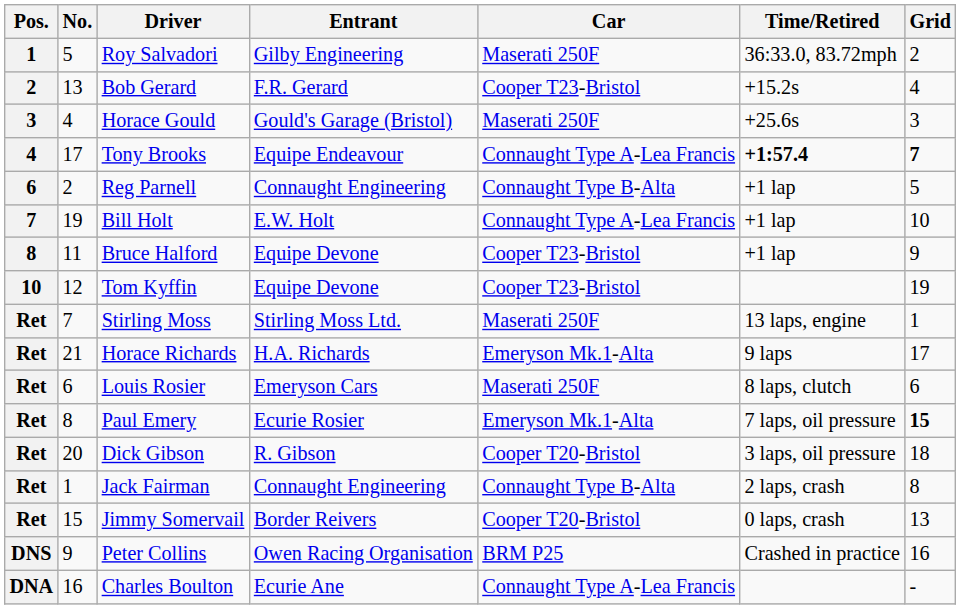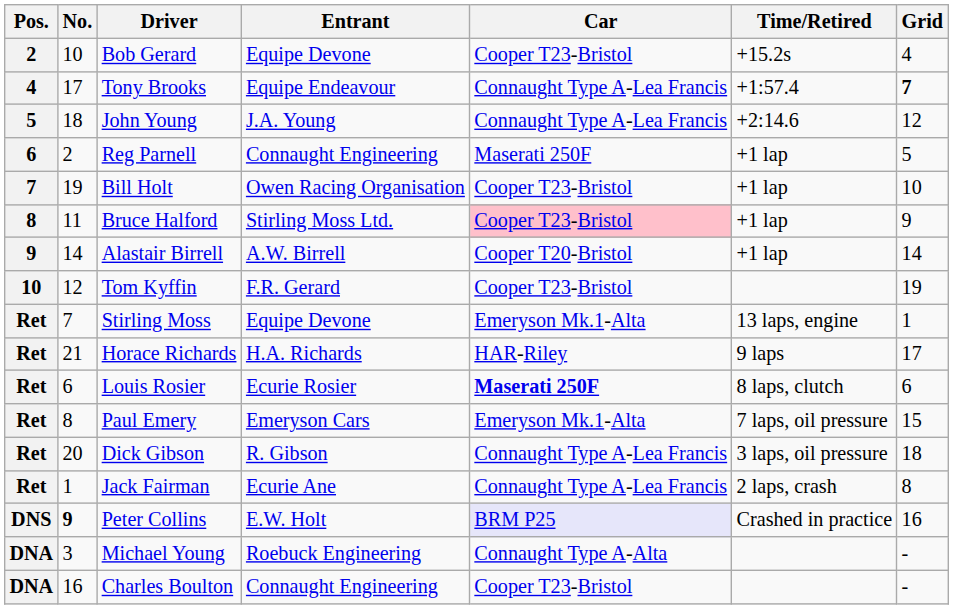- row: (160, 54)
(73, 88) 13 -> (73, 54) 10
(301, 88) F.R. Gerard -> (308, 54) Equipe Devone
- row: (158, 121)
(776, 154) bold -> (768, 88) normal
+ row: (149, 121)
(579, 187) Connaught Type B-Alta -> (533, 154) Maserati 250F
(294, 221) E.W. Holt -> (355, 187) Owen Racing Organisation
(609, 221) Connaught Type A-Lea Francis -> (553, 187) Cooper T23-Bristol
(316, 254) Equipe Devone -> (320, 221) Stirling Moss Ltd.
(561, 254) no background -> (553, 221) pink background
+ row: (162, 254)
(316, 287) Equipe Devone -> (293, 287) F.R. Gerard
(327, 320) Stirling Moss Ltd. -> (308, 320) Equipe Devone
(541, 320) Maserati 250F -> (560, 320) Emeryson Mk.1-Alta
(568, 354) Emeryson Mk.1-Alta -> (521, 354) HAR-Riley
(316, 387) Emeryson Cars -> (301, 387) Ecurie Rosier
(541, 387) normal -> (537, 387) bold
(309, 420) Ecurie Rosier -> (308, 420) Emeryson Cars
(920, 420) bold -> (912, 420) normal
(561, 453) Cooper T20-Bristol -> (601, 453) Connaught Type A-Lea Francis
(350, 487) Connaught Engineering -> (291, 487) Ecurie Ane
(579, 487) Connaught Type B-Alta -> (601, 487) Connaught Type A-Lea Francis
- row: (173, 520)
(68, 553) normal -> (68, 520) bold
(363, 553) Owen Racing Organisation -> (286, 520) E.W. Holt
(523, 553) no background -> (515, 520) lavender background
+ row: (163, 553)
(299, 586) Ecurie Ane -> (342, 586) Connaught Engineering
(609, 586) Connaught Type A-Lea Francis -> (553, 586) Cooper T23-Bristol
